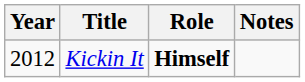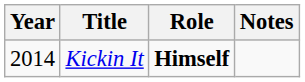(32, 58) 2012 -> (32, 58) 2014
